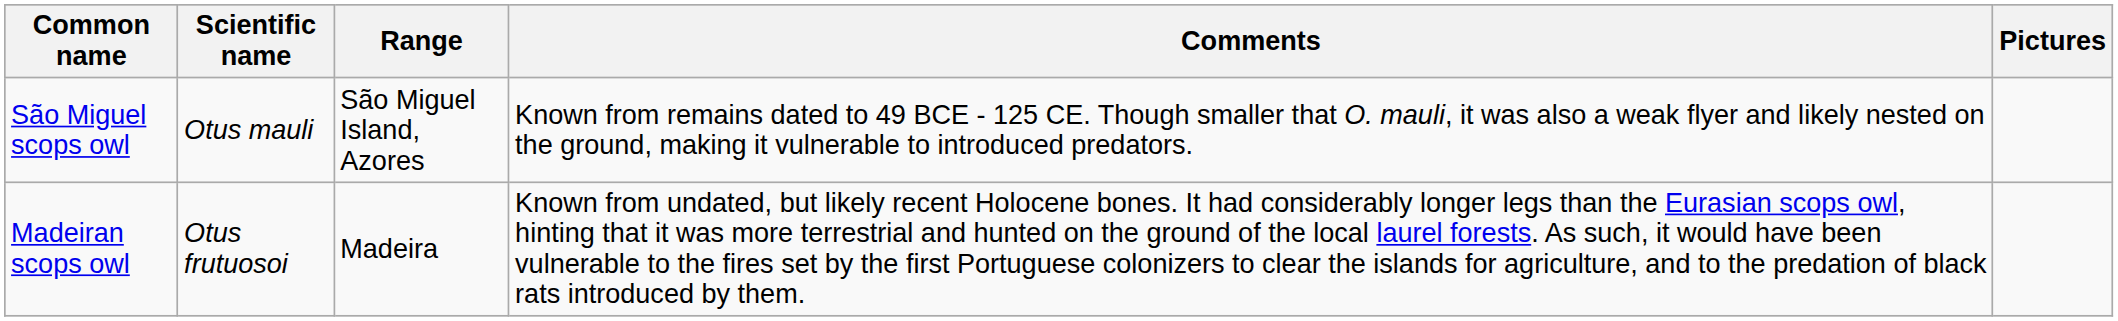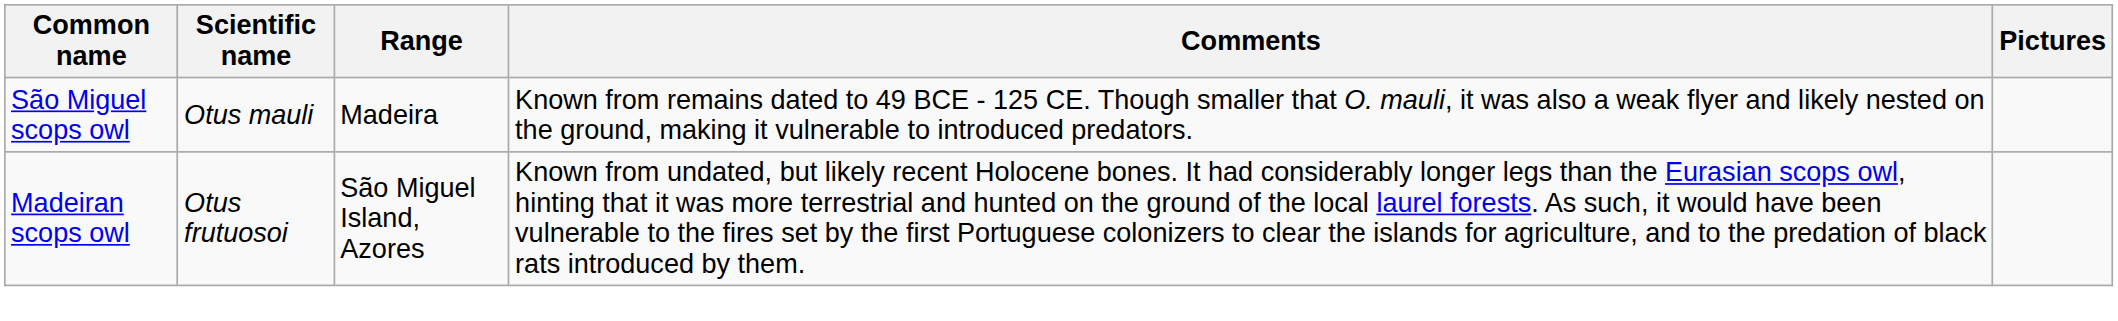(408, 129) São Miguel Island, Azores -> (389, 114) Madeira
(389, 248) Madeira -> (408, 218) São Miguel Island, Azores
